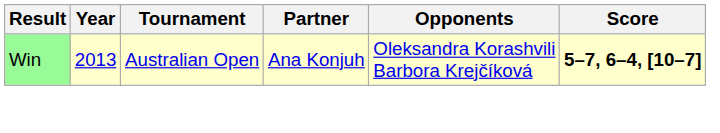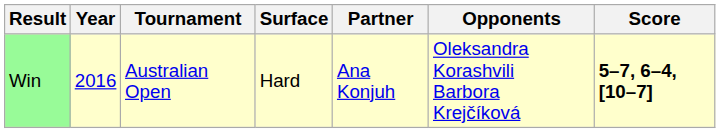+ column: (294, 19)
(96, 59) 2013 -> (96, 80) 2016
